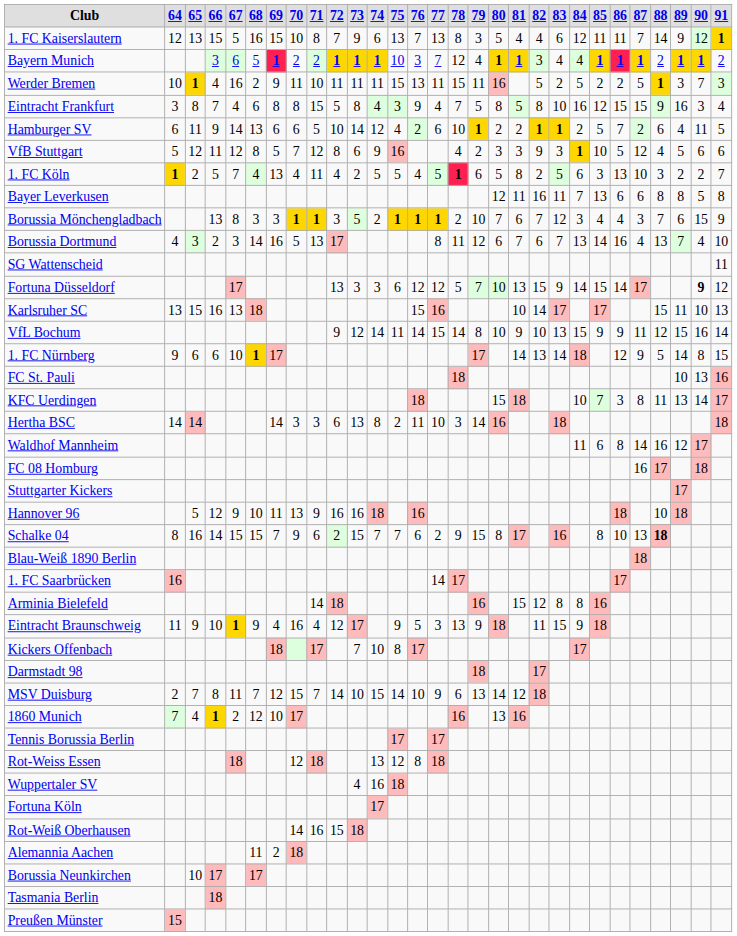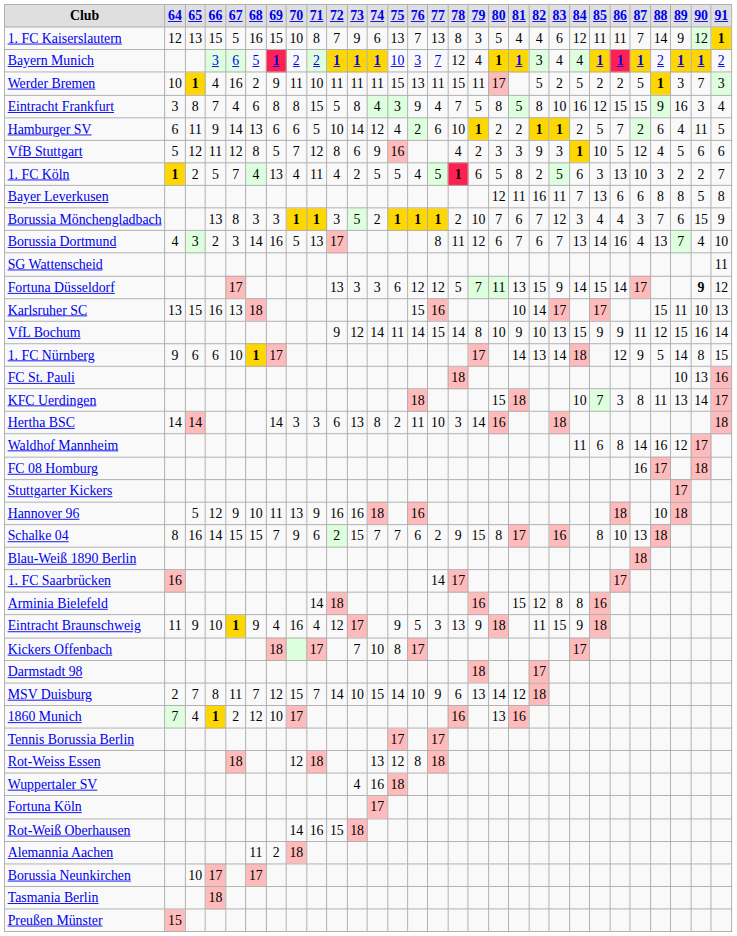(499, 84) 16 -> (499, 84) 17
(499, 287) 10 -> (499, 287) 11
(661, 536) bold -> (661, 536) normal
